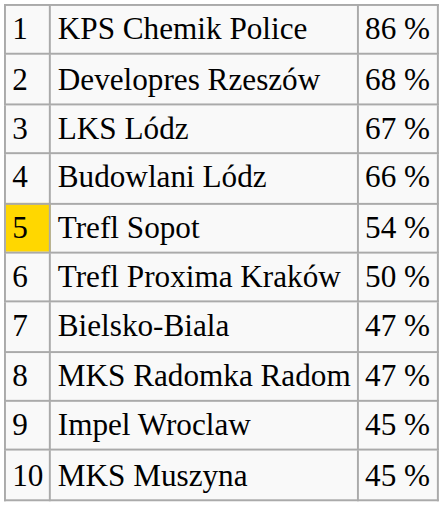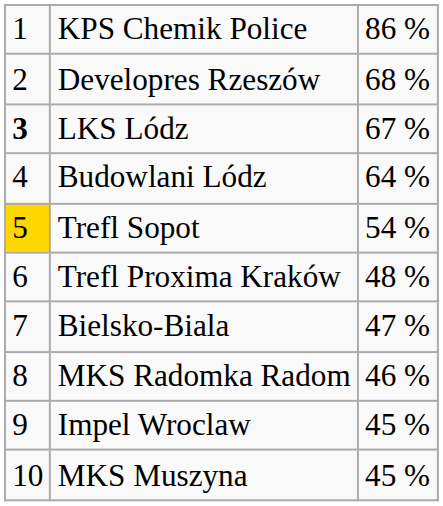(20, 128) normal -> (20, 128) bold
(398, 177) 66 % -> (398, 177) 64 %
(398, 276) 50 % -> (398, 276) 48 %
(398, 375) 47 % -> (398, 375) 46 %
